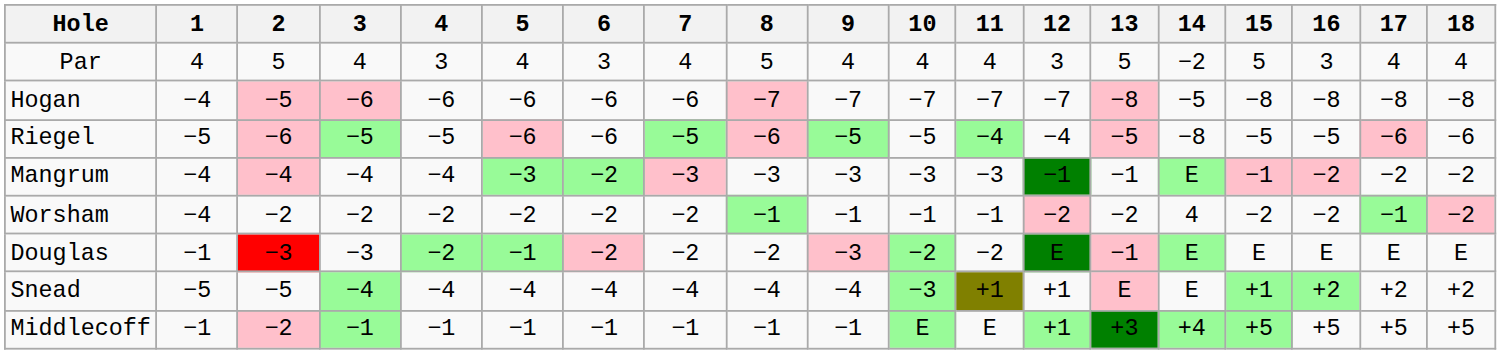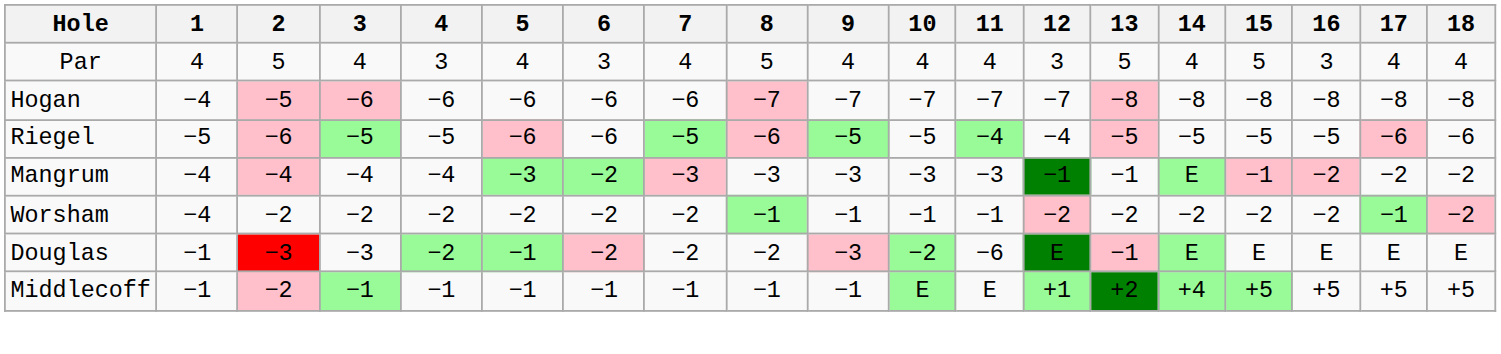(1192, 62) −2 -> (1192, 62) 4
(1192, 100) −5 -> (1192, 100) −8
(1192, 138) −8 -> (1192, 138) −5
(1192, 215) 4 -> (1192, 215) −2
(990, 253) −2 -> (990, 253) −6
- row: (46, 291)
(1124, 329) +3 -> (1124, 291) +2
